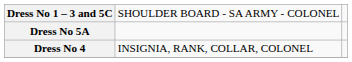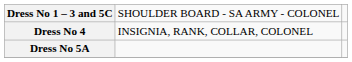rows swapped: (60, 31) <-> (60, 48)
